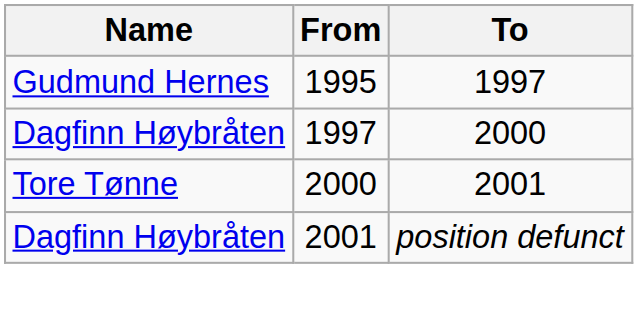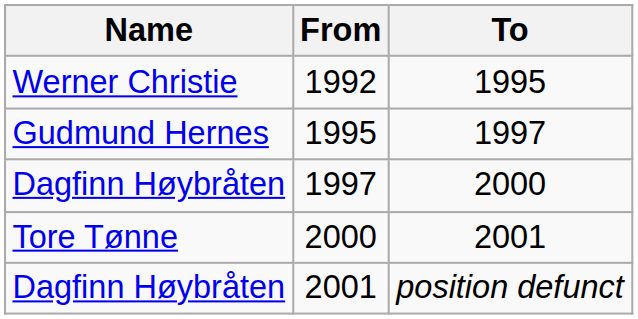+ row: (341, 81)
